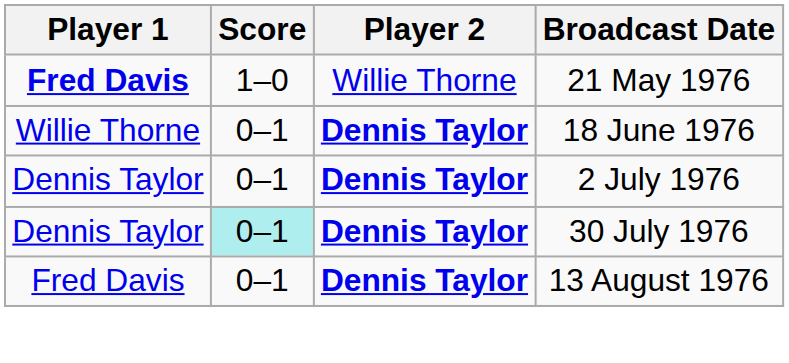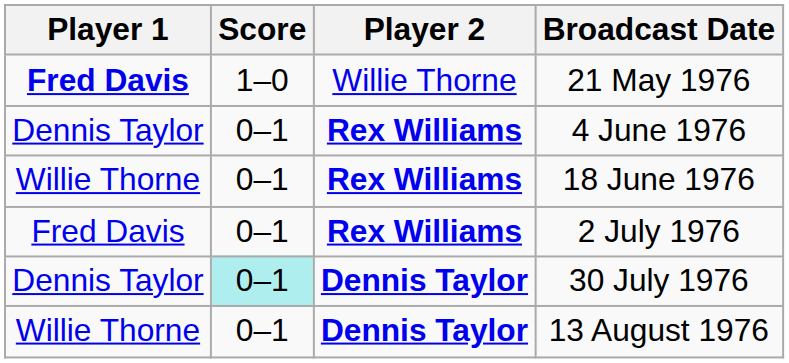+ row: (659, 130)
(424, 130) Dennis Taylor -> (424, 180) Rex Williams
(108, 180) Dennis Taylor -> (108, 230) Fred Davis
(424, 180) Dennis Taylor -> (424, 230) Rex Williams
(108, 280) Fred Davis -> (108, 331) Willie Thorne
